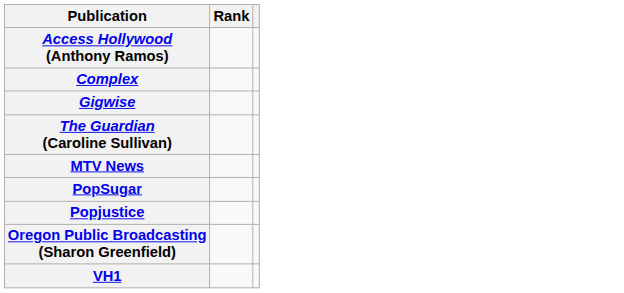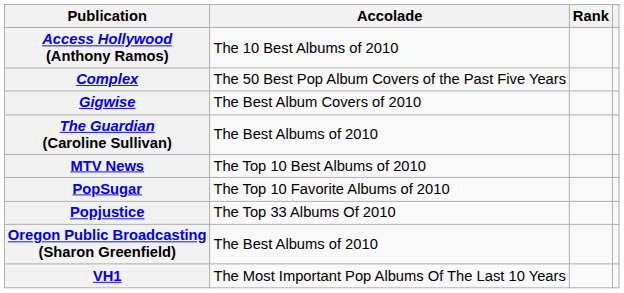+ column: (390, 16)
